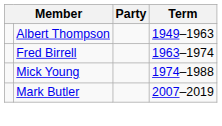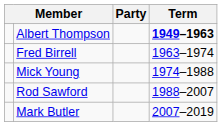(183, 33) normal -> (183, 33) bold
+ row: (52, 92)
